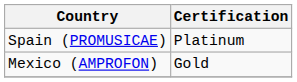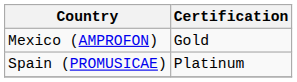rows swapped: (87, 40) <-> (83, 64)
